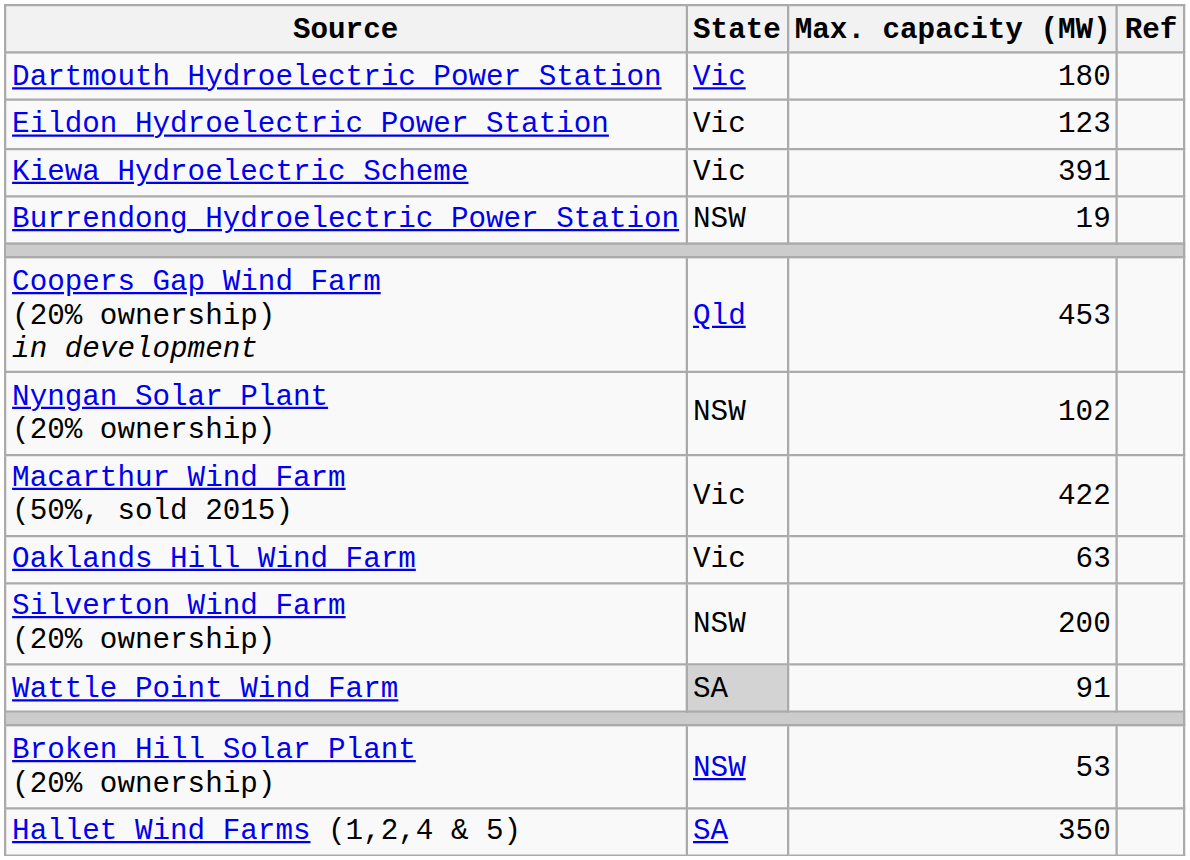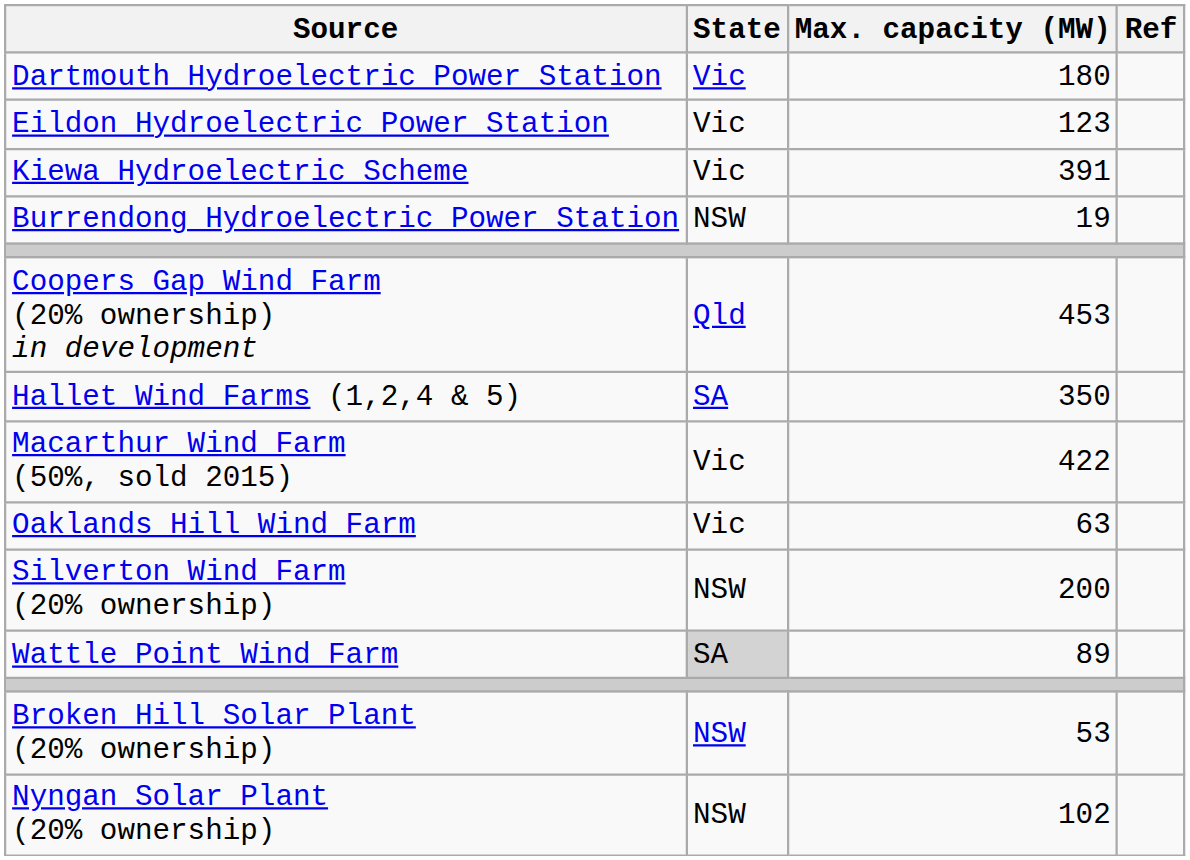rows swapped: (267, 831) <-> (170, 413)
(1093, 688) 91 -> (1093, 655) 89
